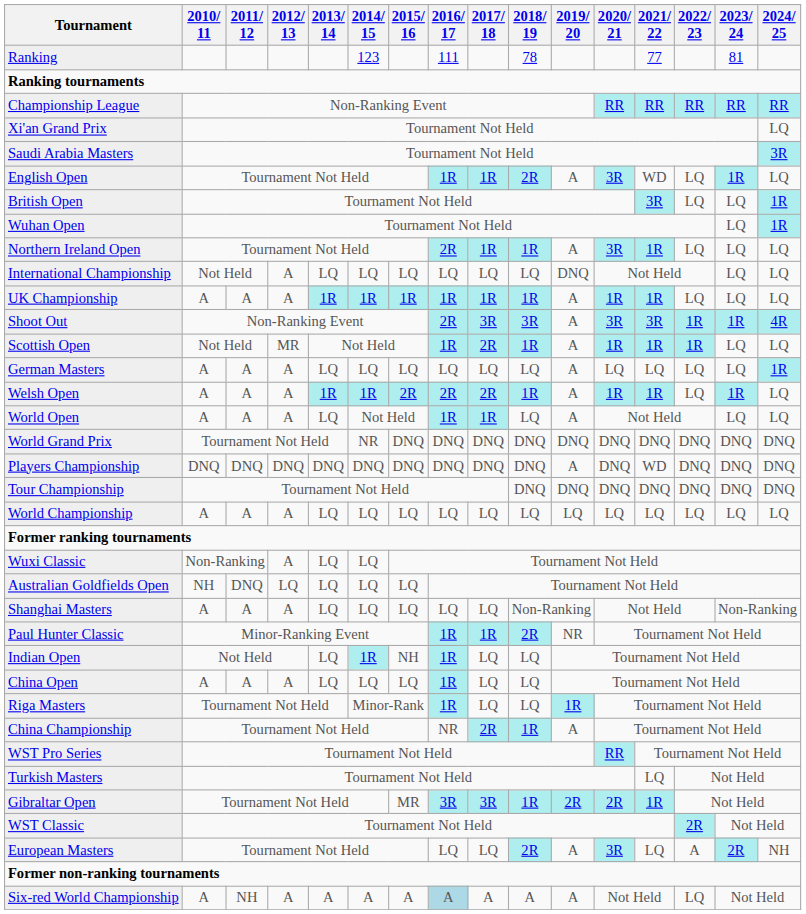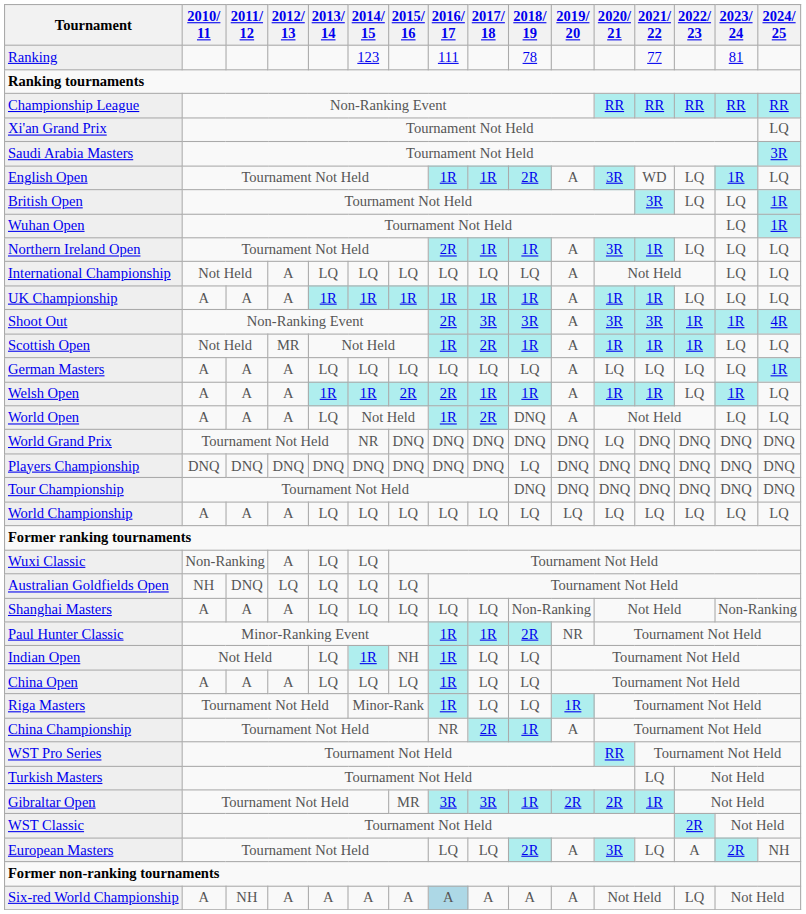(573, 273) DNQ -> (573, 273) A
(488, 393) 2R -> (488, 393) 1R
(488, 417) 1R -> (488, 417) 2R
(530, 417) LQ -> (530, 417) DNQ
(614, 441) DNQ -> (614, 441) LQ
(530, 465) DNQ -> (530, 465) LQ
(573, 465) A -> (573, 465) DNQ
(654, 465) WD -> (654, 465) DNQ
